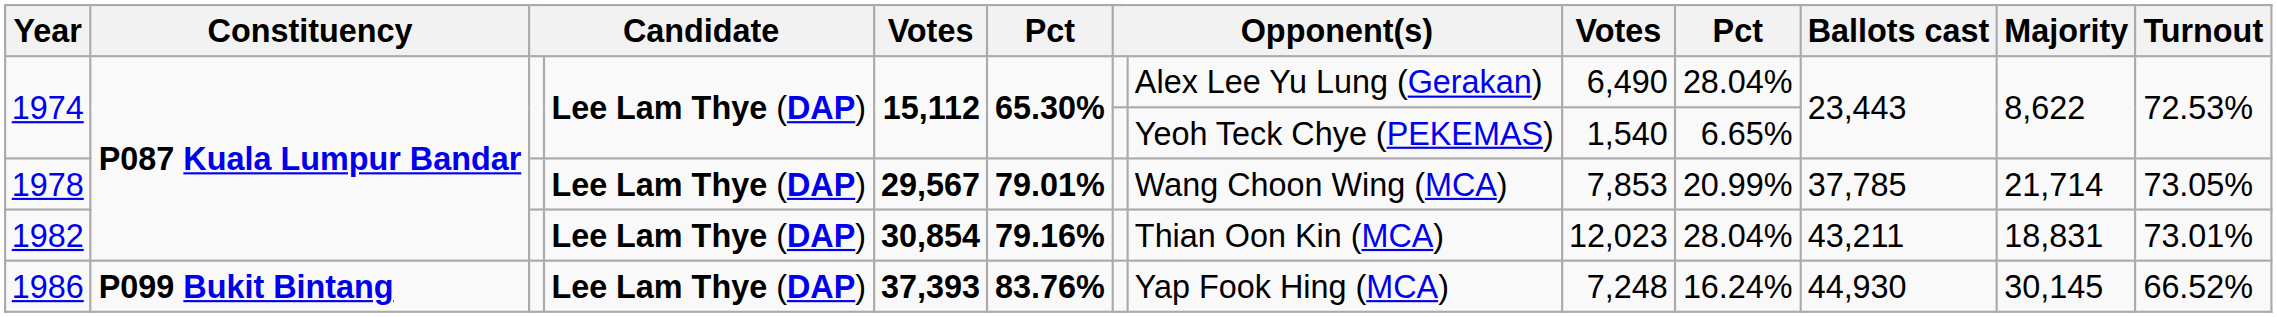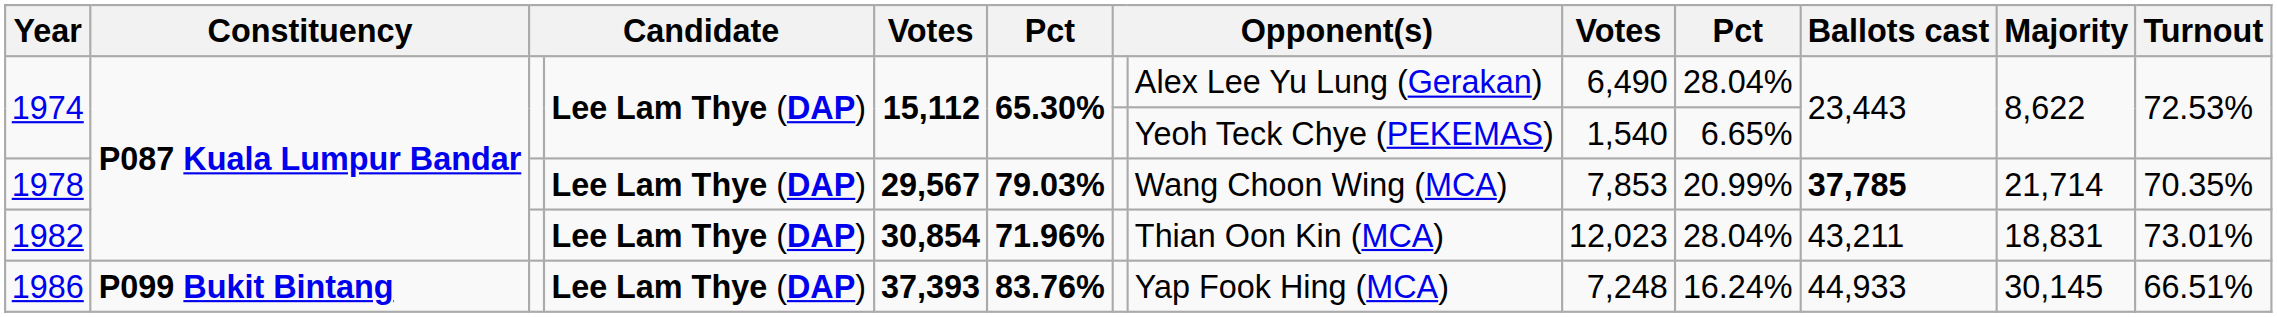(1050, 184) 79.01% -> (1050, 184) 79.03%
(1857, 184) normal -> (1857, 184) bold
(2198, 184) 73.05% -> (2198, 184) 70.35%
(1050, 236) 79.16% -> (1050, 236) 71.96%
(1857, 287) 44,930 -> (1857, 287) 44,933
(2198, 287) 66.52% -> (2198, 287) 66.51%
